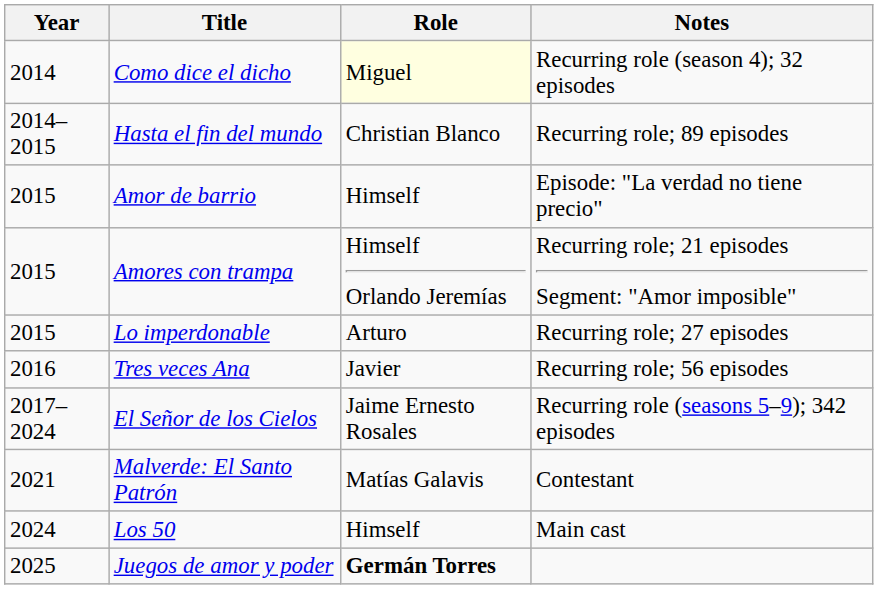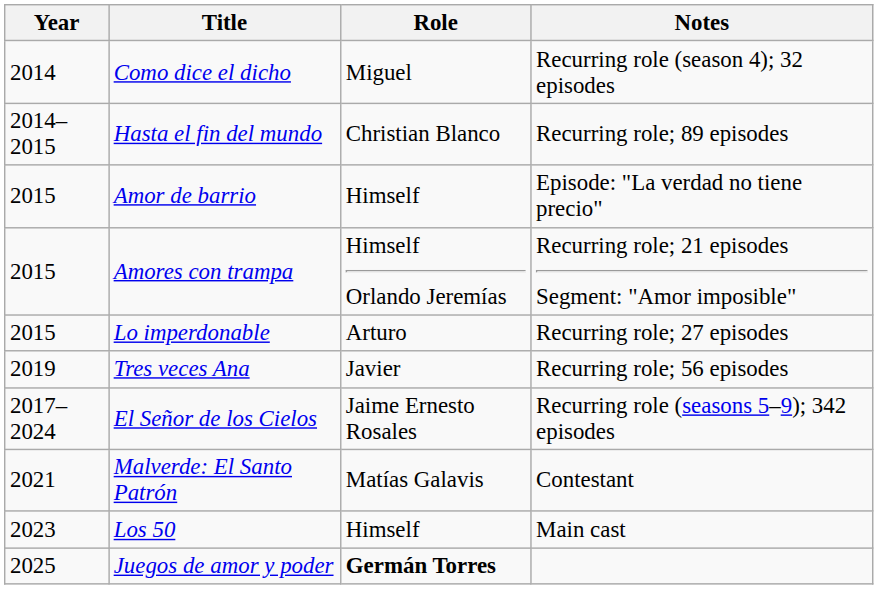(379, 71) lightyellow background -> (379, 71) no background
(33, 369) 2016 -> (33, 369) 2019
(33, 529) 2024 -> (33, 529) 2023
